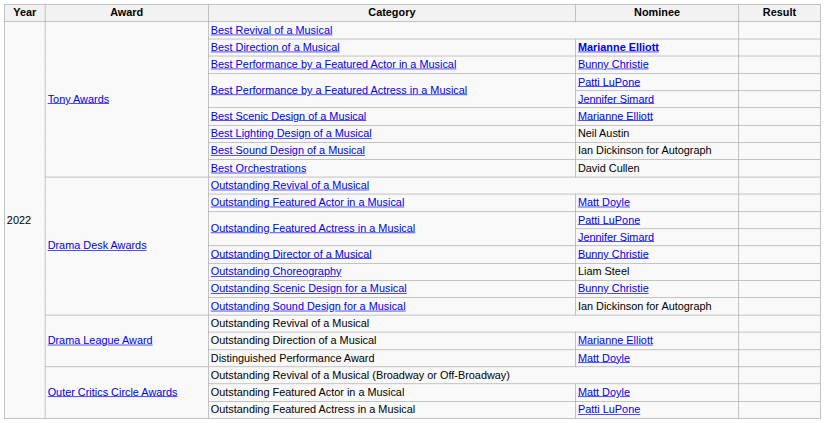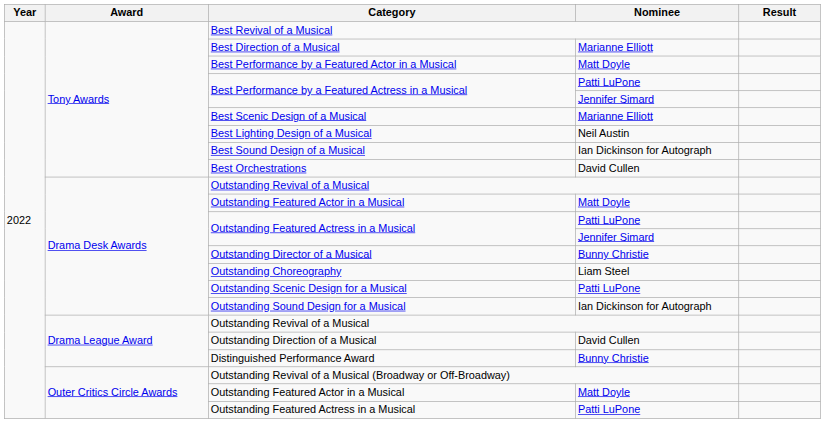(618, 47) bold -> (615, 47) normal
(613, 64) Bunny Christie -> (604, 64) Matt Doyle
(613, 289) Bunny Christie -> (609, 289) Patti LuPone
(615, 340) Marianne Elliott -> (609, 340) David Cullen
(604, 358) Matt Doyle -> (613, 358) Bunny Christie
